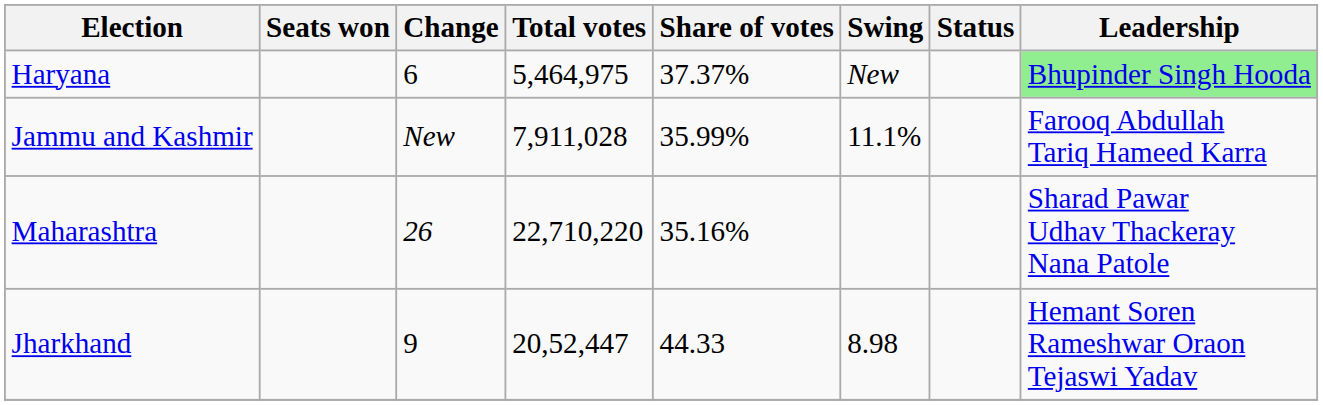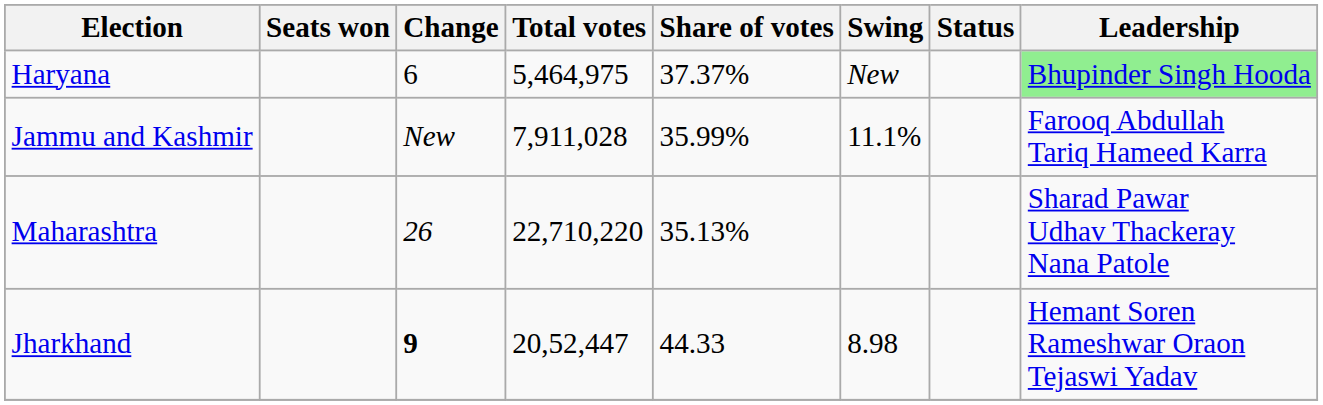(704, 231) 35.16% -> (704, 231) 35.13%
(411, 343) normal -> (411, 343) bold
